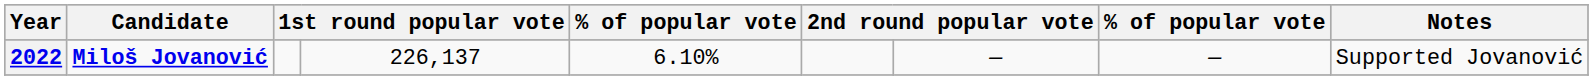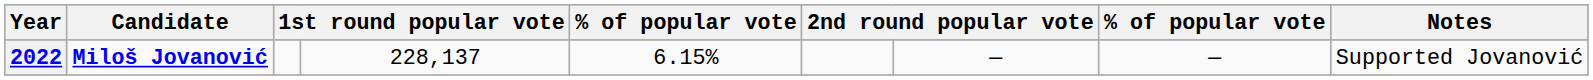(435, 58) 226,137 -> (435, 58) 228,137
(686, 58) 6.10% -> (686, 58) 6.15%
